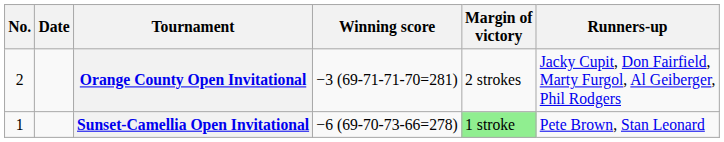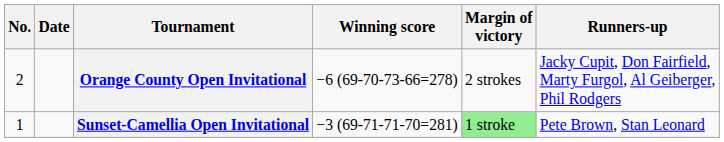(387, 80) −3 (69-71-71-70=281) -> (387, 80) −6 (69-70-73-66=278)
(387, 124) −6 (69-70-73-66=278) -> (387, 124) −3 (69-71-71-70=281)
